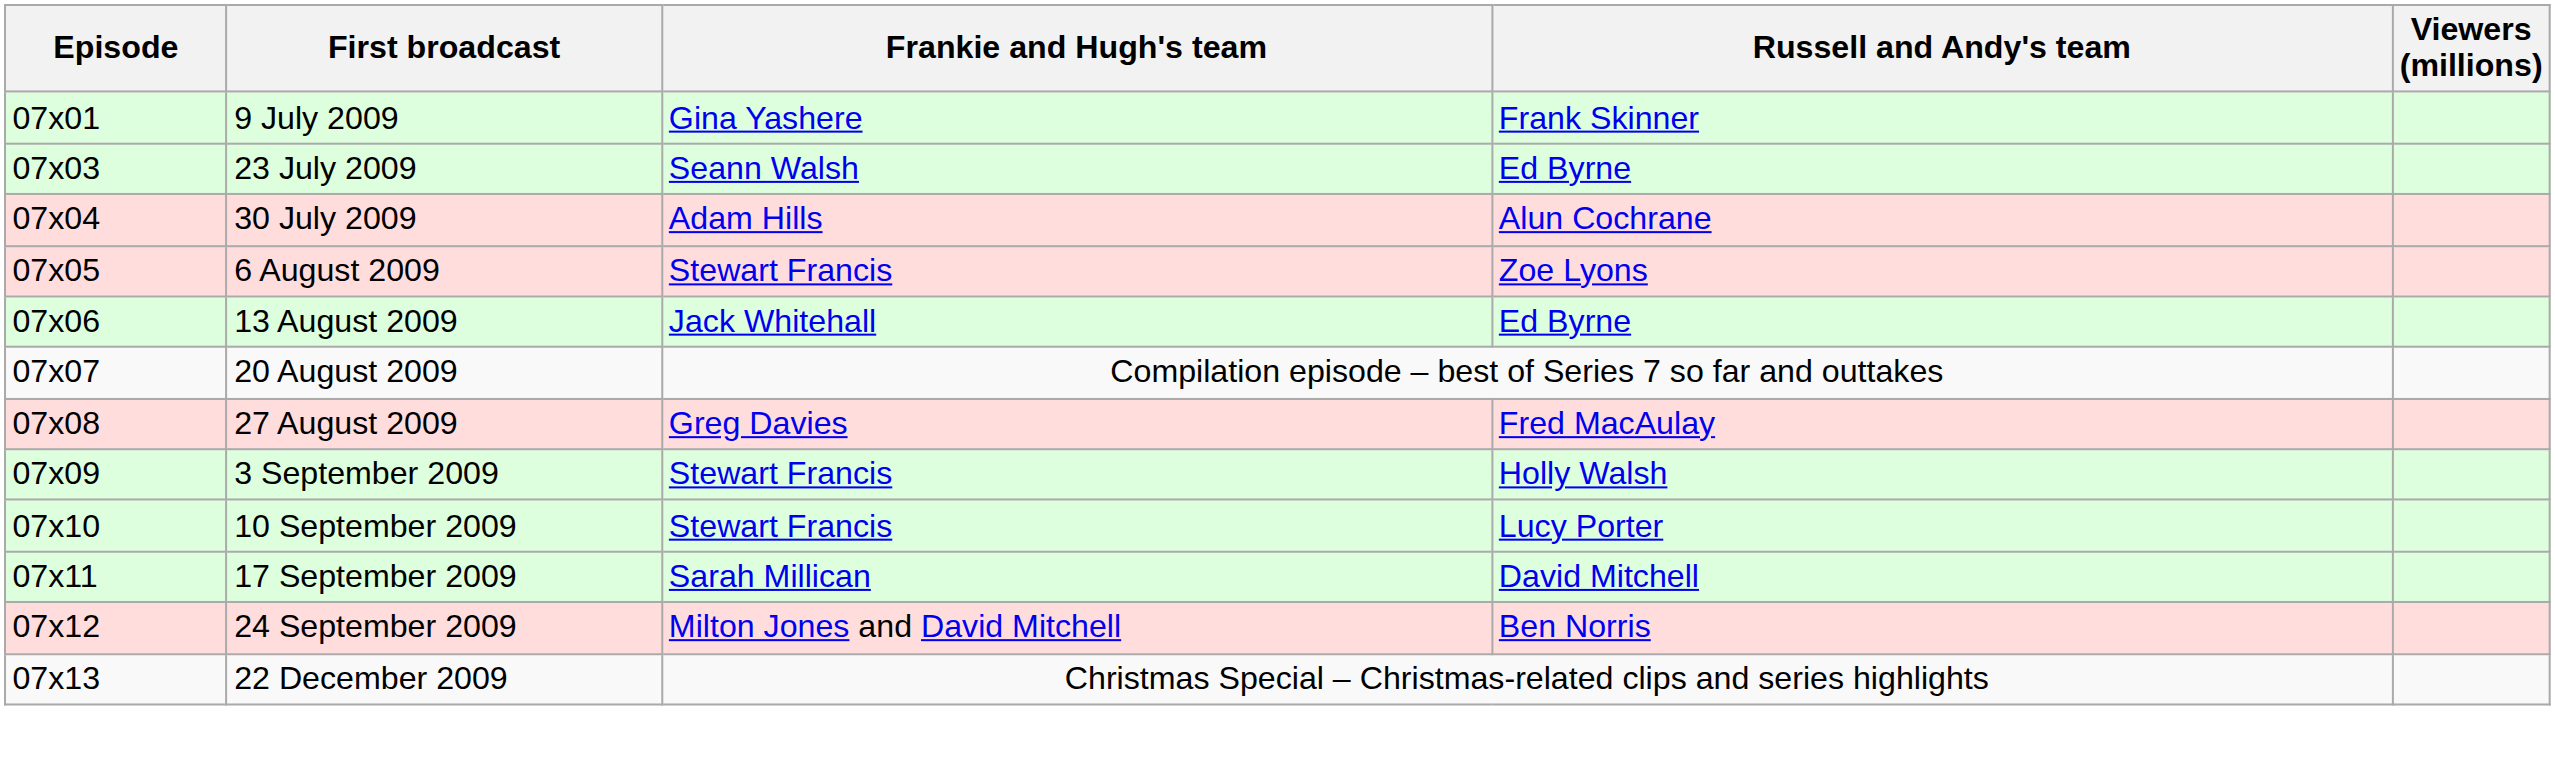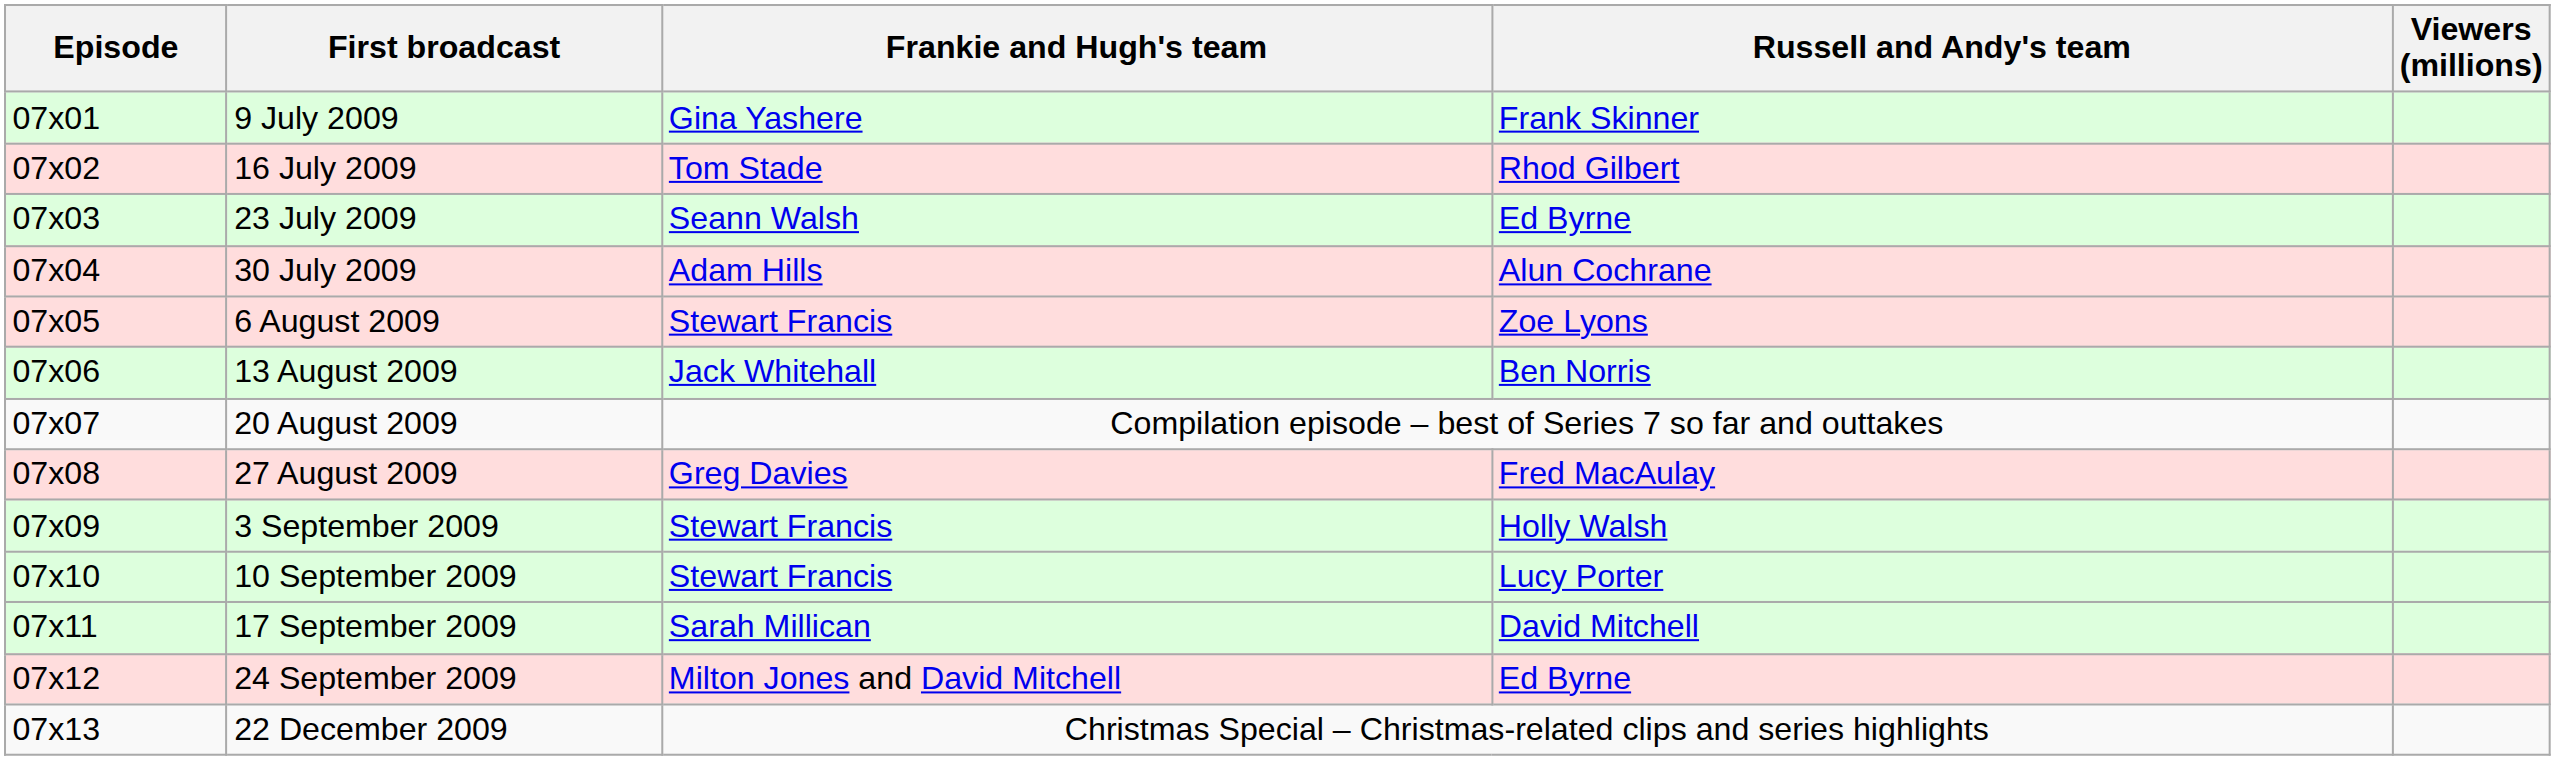+ row: (325, 168)
(1565, 321) Ed Byrne -> (1575, 372) Ben Norris
(1575, 627) Ben Norris -> (1565, 678) Ed Byrne
